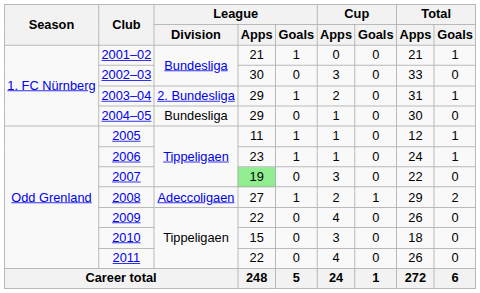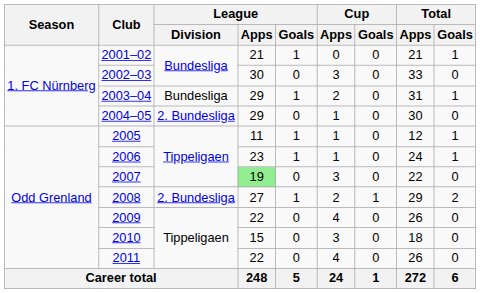(196, 95) 2. Bundesliga -> (196, 95) Bundesliga
(196, 116) Bundesliga -> (196, 116) 2. Bundesliga
(196, 197) Adeccoligaen -> (196, 197) 2. Bundesliga
